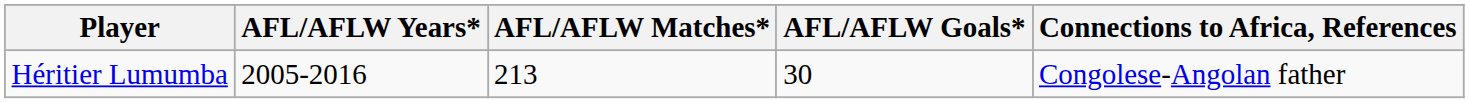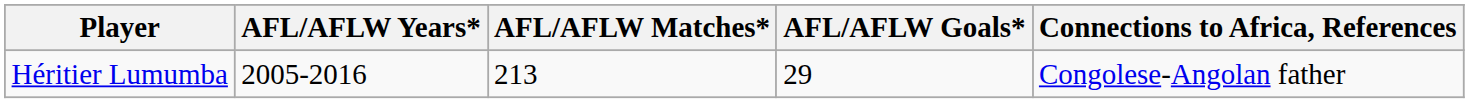(798, 73) 30 -> (798, 73) 29
